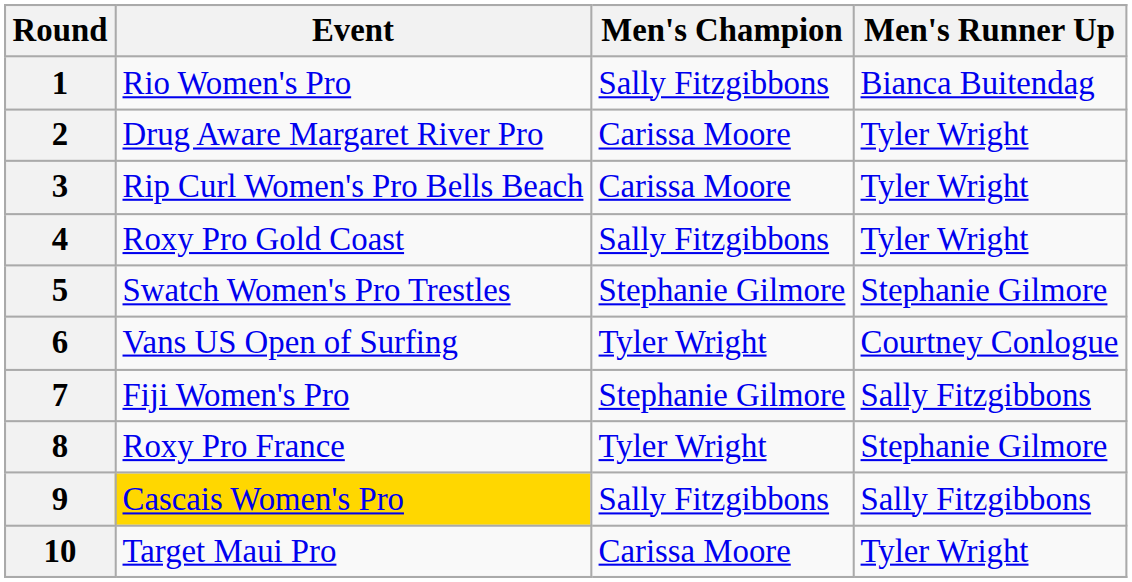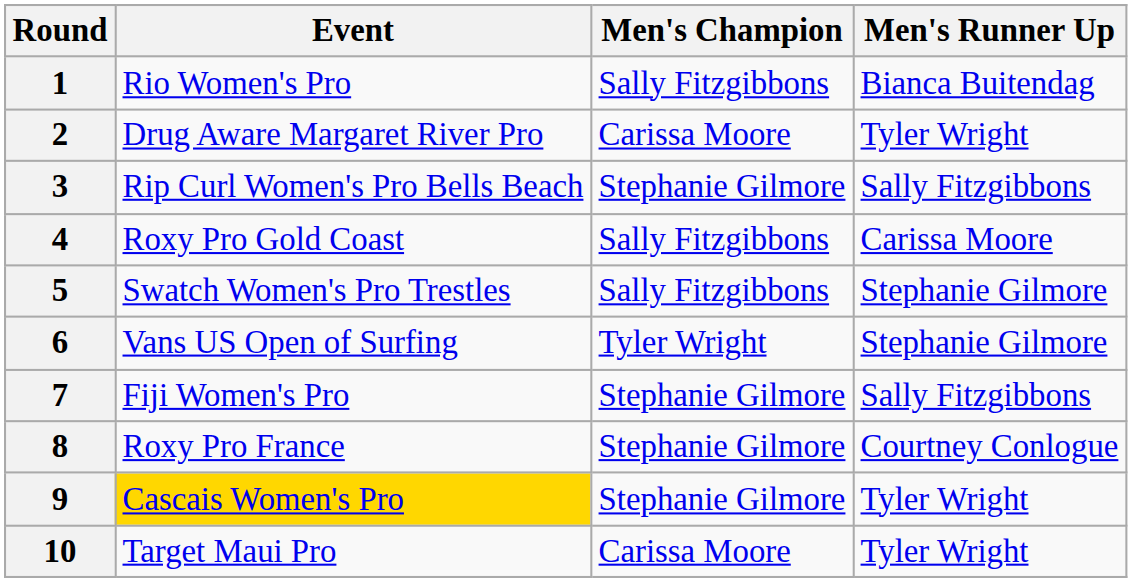(695, 186) Carissa Moore -> (722, 186) Stephanie Gilmore
(945, 186) Tyler Wright -> (976, 186) Sally Fitzgibbons
(945, 238) Tyler Wright -> (957, 238) Carissa Moore
(722, 290) Stephanie Gilmore -> (714, 290) Sally Fitzgibbons
(989, 342) Courtney Conlogue -> (984, 342) Stephanie Gilmore
(683, 446) Tyler Wright -> (722, 446) Stephanie Gilmore
(984, 446) Stephanie Gilmore -> (989, 446) Courtney Conlogue
(714, 498) Sally Fitzgibbons -> (722, 498) Stephanie Gilmore
(976, 498) Sally Fitzgibbons -> (945, 498) Tyler Wright
